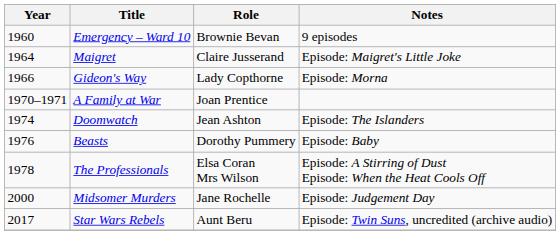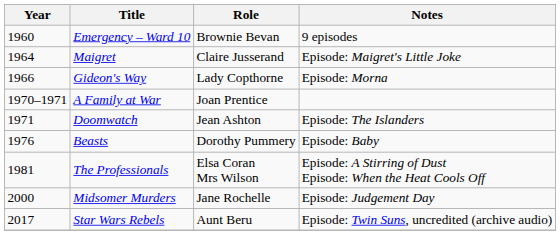(21, 120) 1974 -> (21, 120) 1971
(21, 169) 1978 -> (21, 169) 1981
